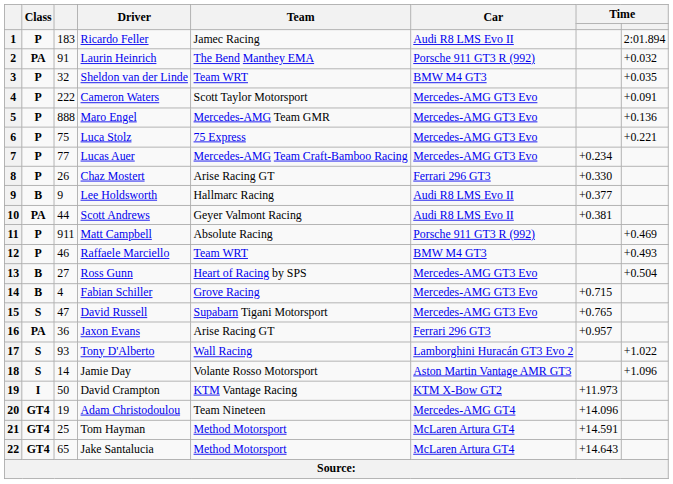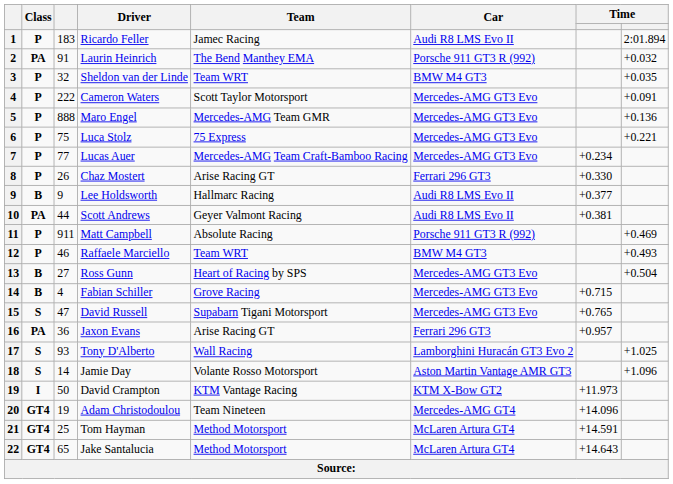(640, 351) +1.022 -> (640, 351) +1.025
